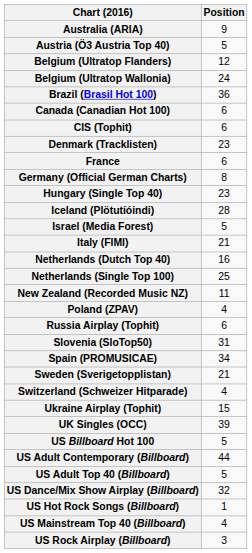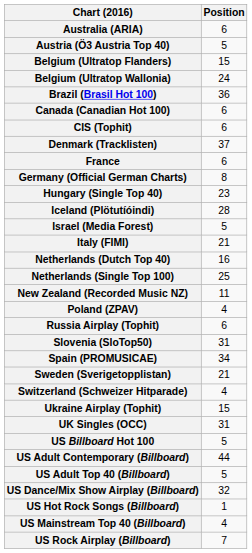(224, 29) 9 -> (224, 29) 6
(224, 62) 12 -> (224, 62) 15
(224, 144) 23 -> (224, 144) 37
(224, 425) 39 -> (224, 425) 31
(224, 540) 3 -> (224, 540) 7
